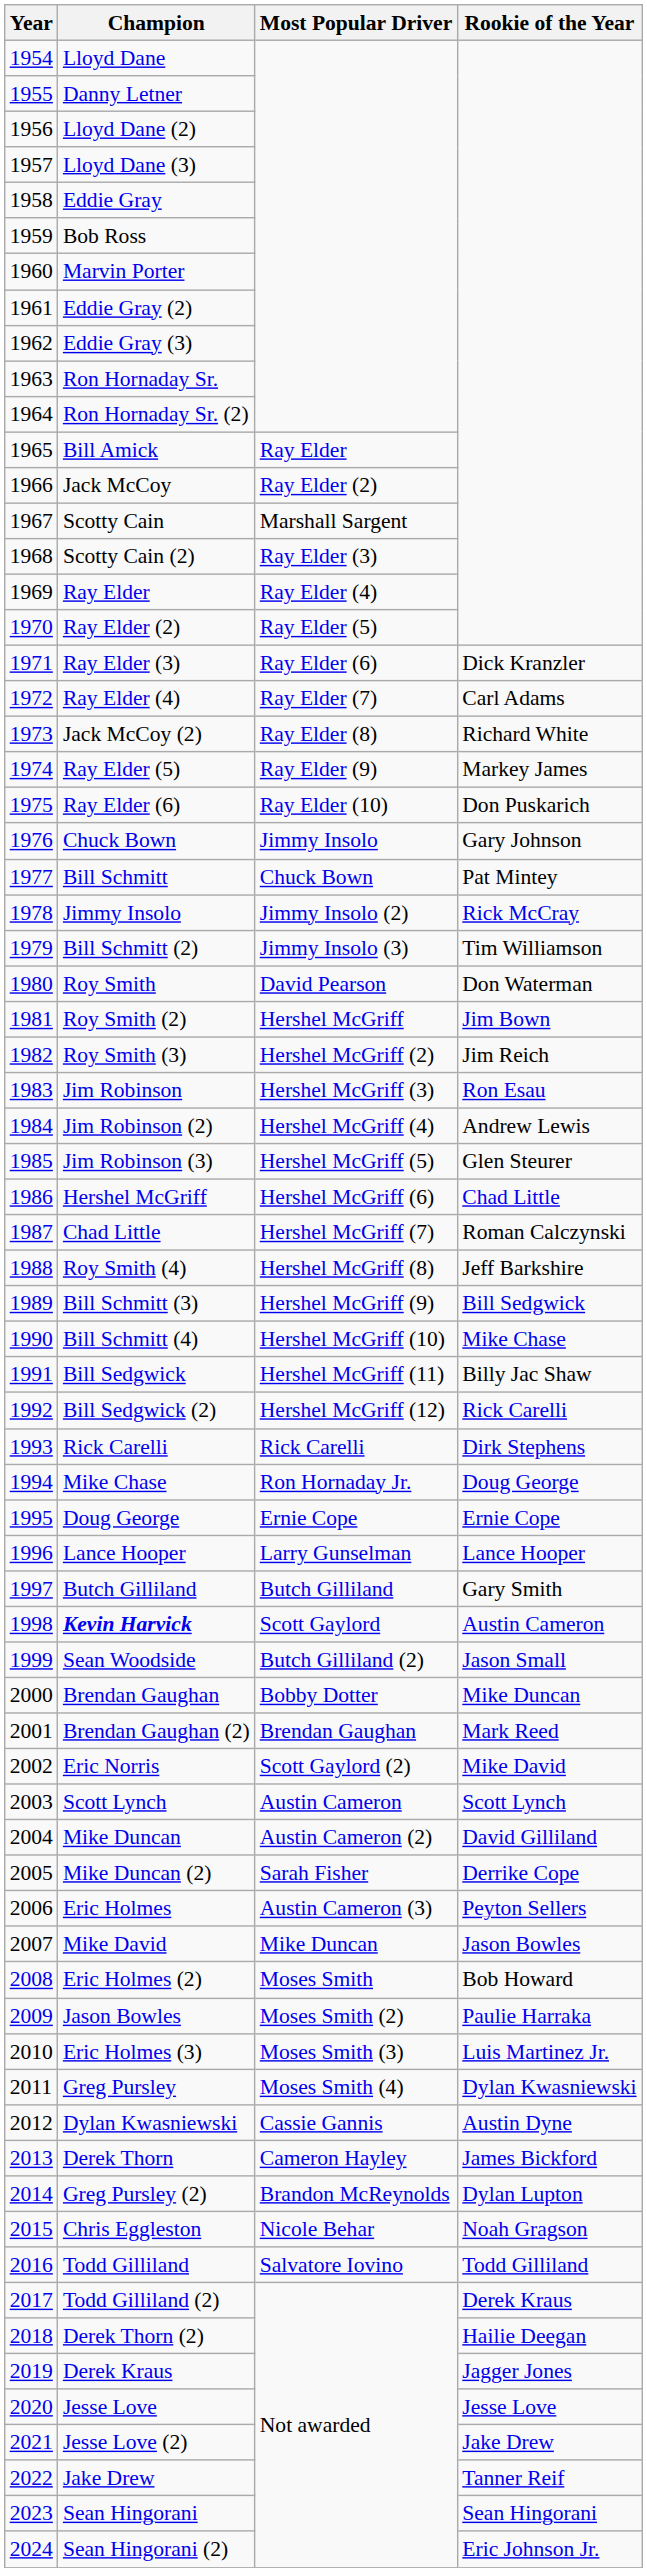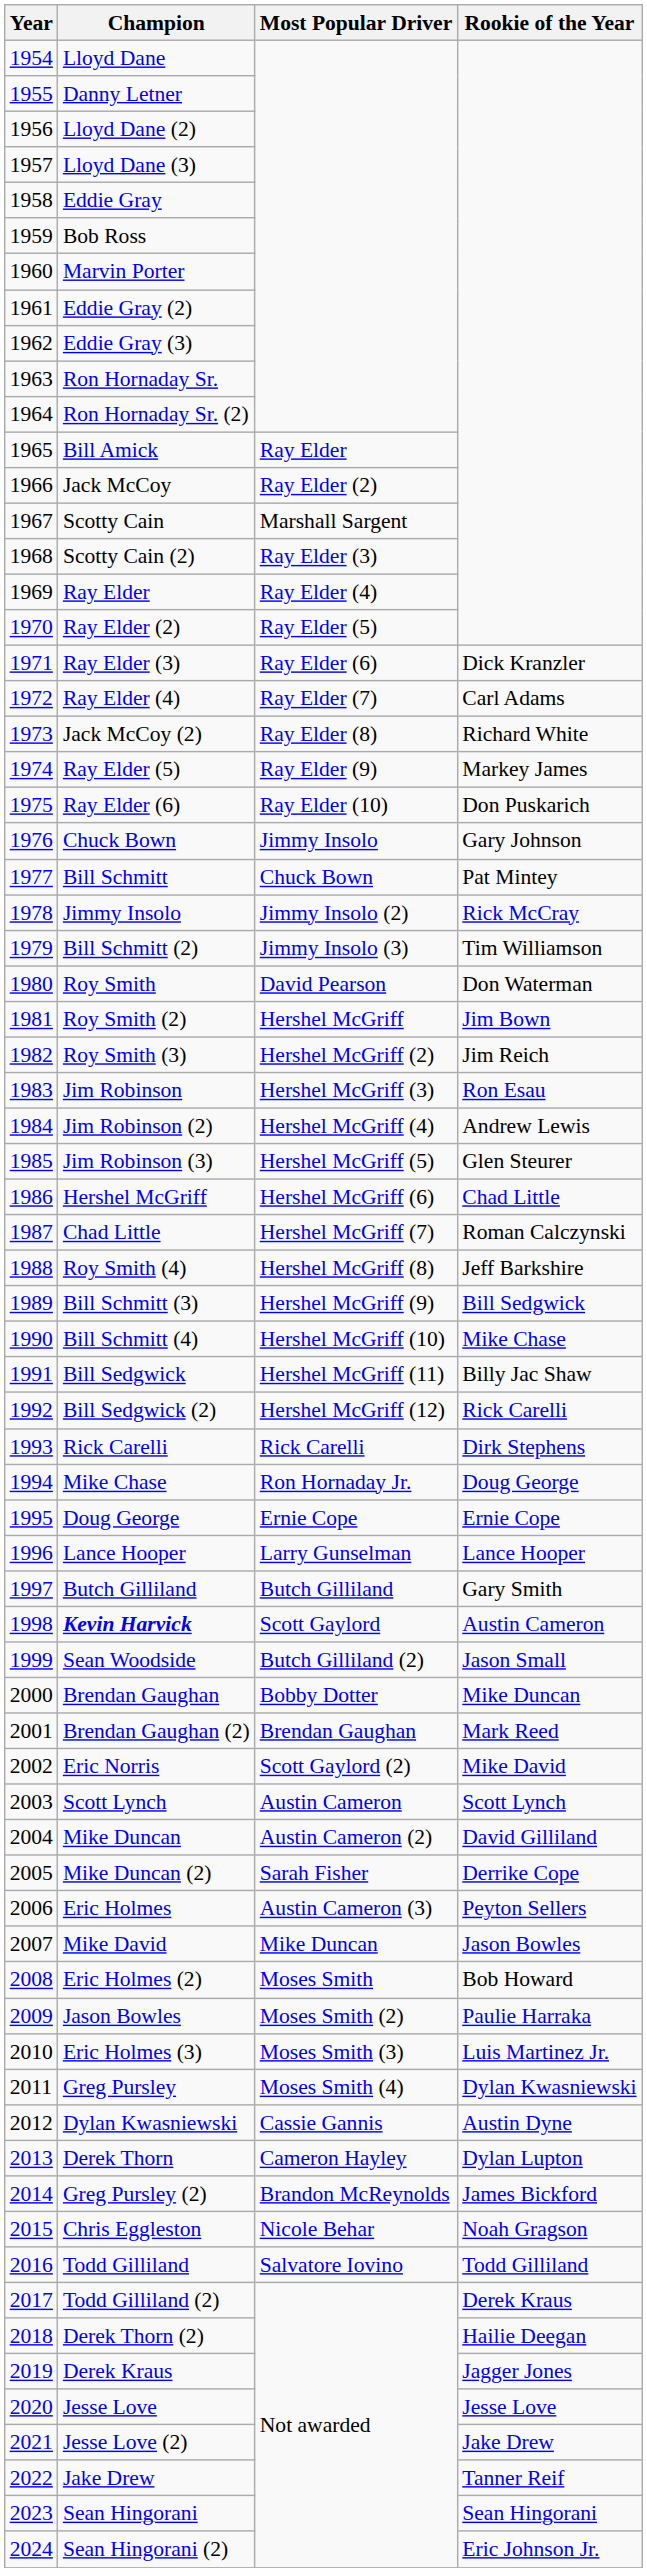(530, 2157) James Bickford -> (522, 2157) Dylan Lupton
(522, 2193) Dylan Lupton -> (530, 2193) James Bickford
